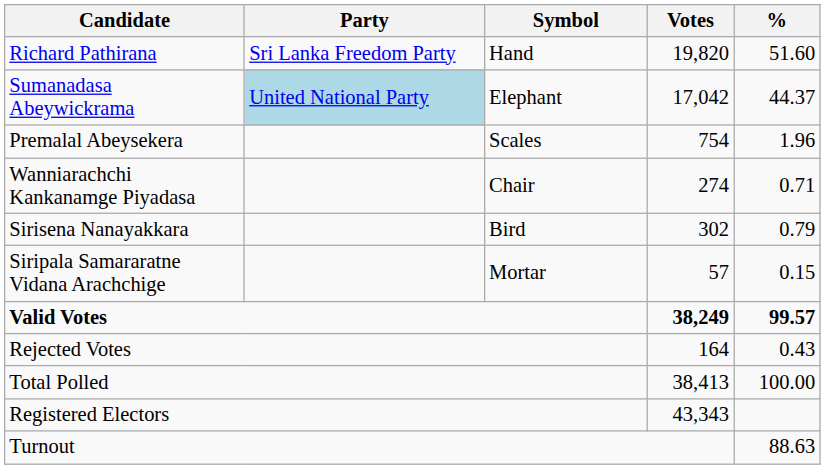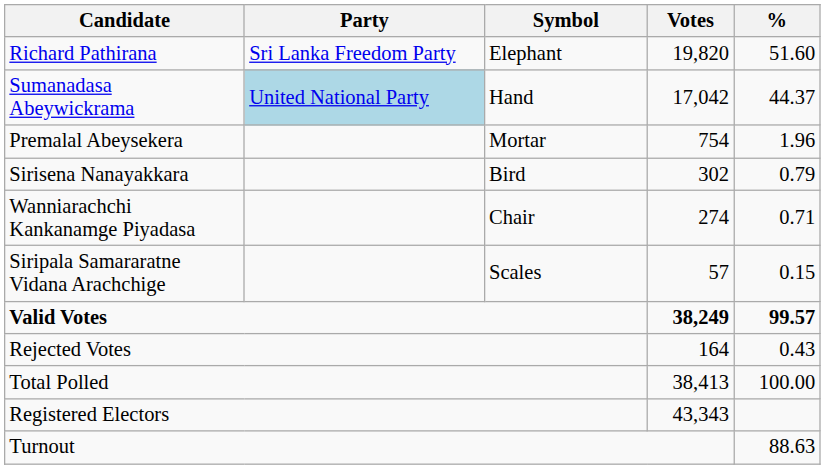(511, 53) Hand -> (525, 53) Elephant
(525, 97) Elephant -> (511, 97) Hand
(515, 141) Scales -> (517, 141) Mortar
rows swapped: (99, 229) <-> (102, 185)
(517, 273) Mortar -> (515, 273) Scales
